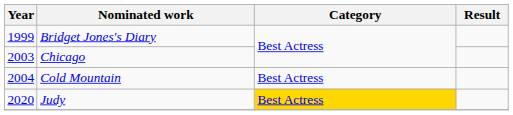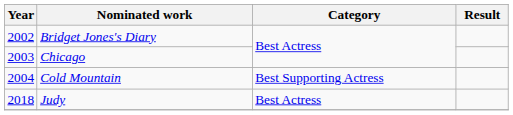(21, 36) 1999 -> (21, 36) 2002
(290, 78) Best Actress -> (319, 78) Best Supporting Actress
(21, 99) 2020 -> (21, 99) 2018
(290, 99) gold background -> (288, 99) no background
